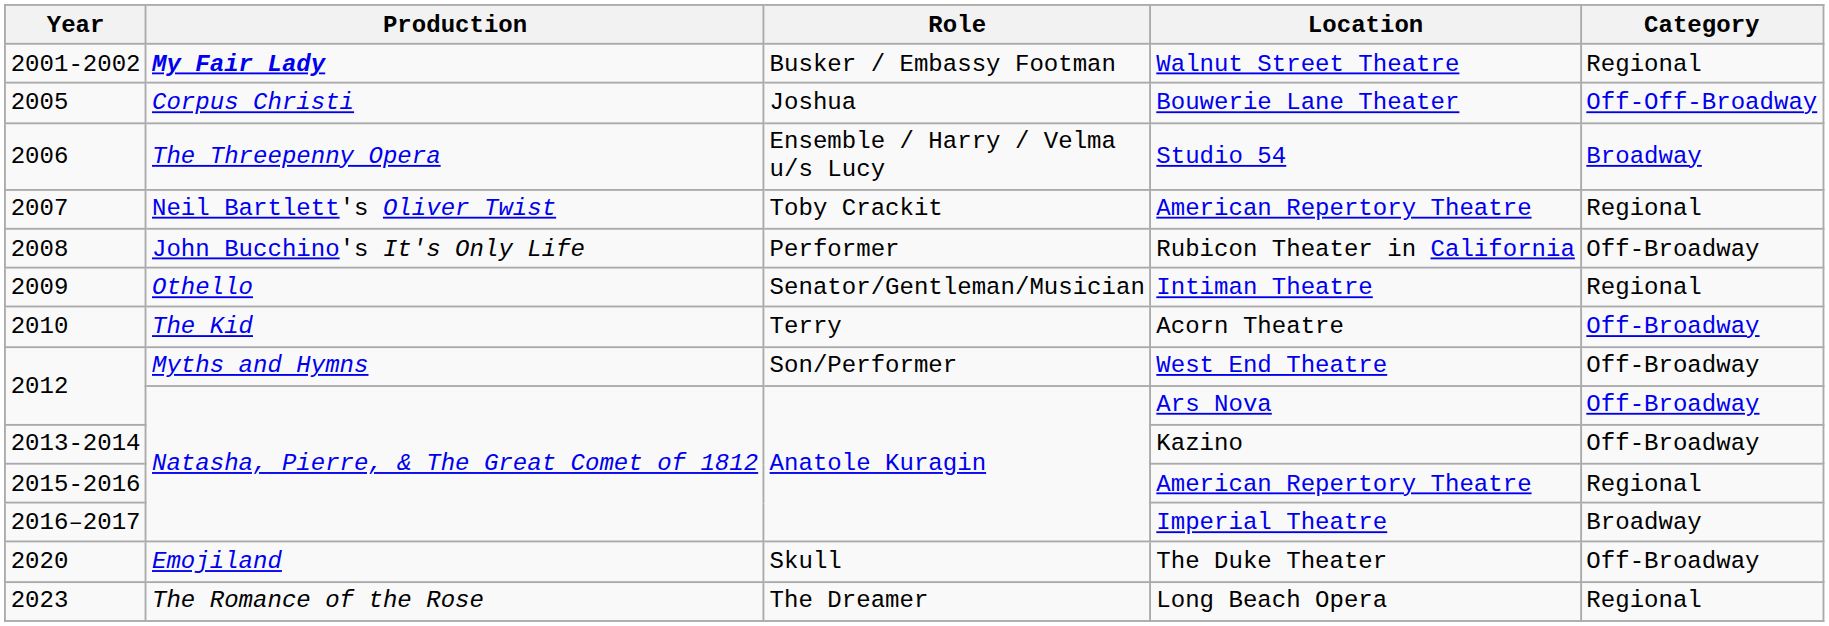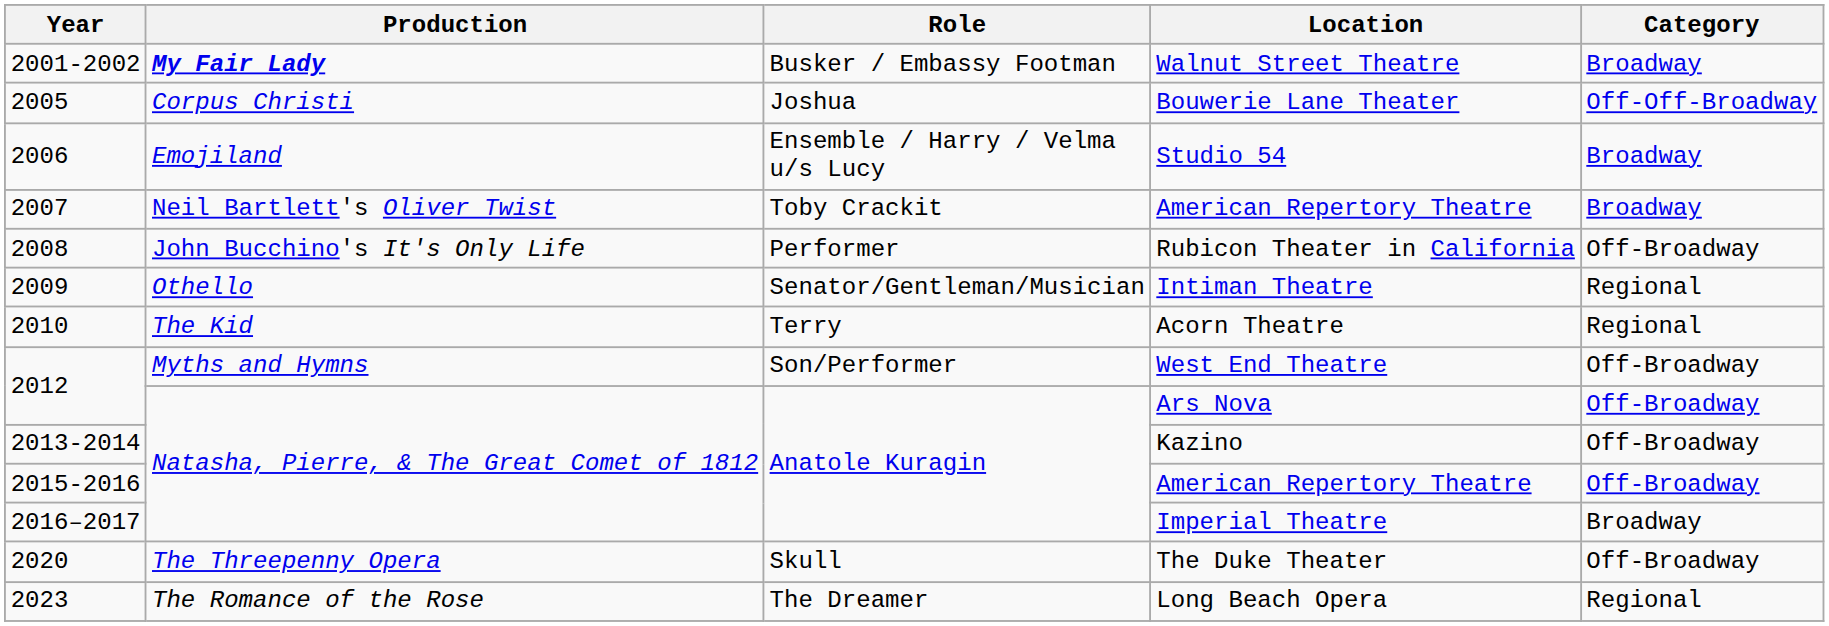(1644, 64) Regional -> (1644, 64) Broadway
(296, 156) The Threepenny Opera -> (217, 156) Emojiland
(1644, 209) Regional -> (1644, 209) Broadway
(1673, 327) Off-Broadway -> (1644, 327) Regional
(1644, 483) Regional -> (1673, 483) Off-Broadway
(217, 562) Emojiland -> (296, 562) The Threepenny Opera
